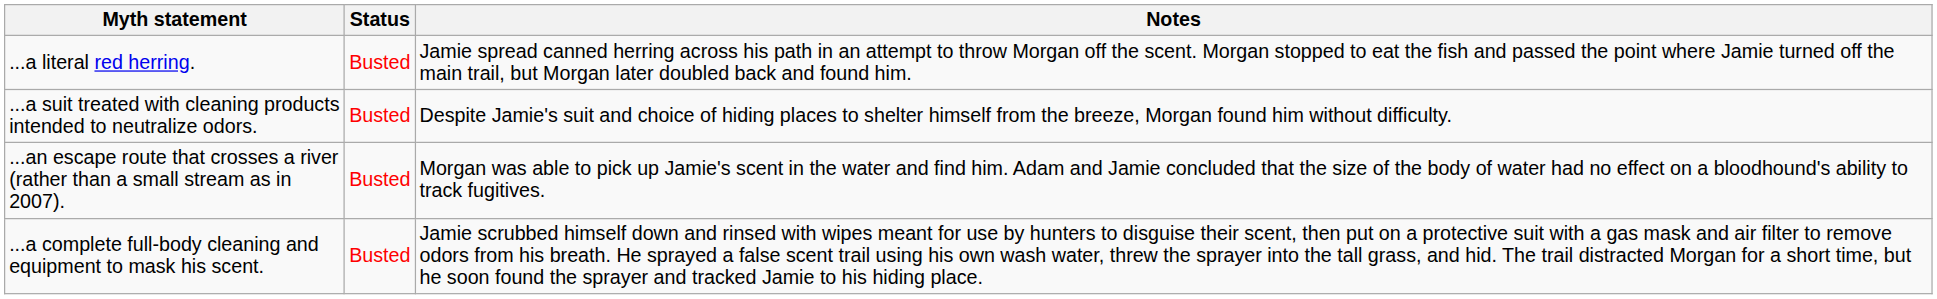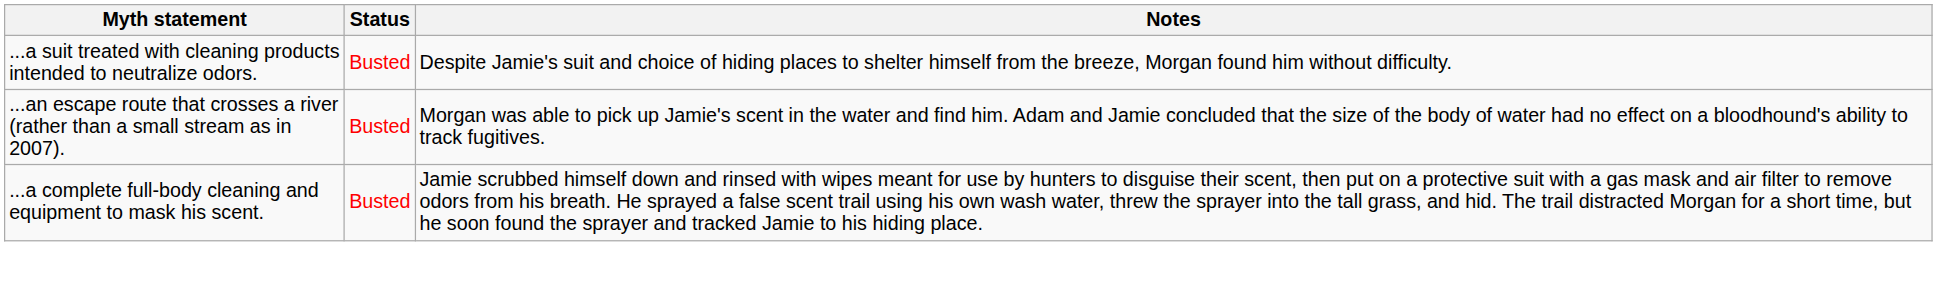- row: (102, 62)
